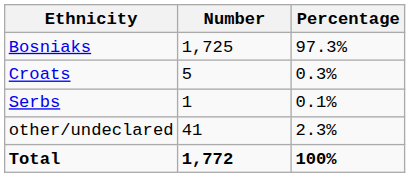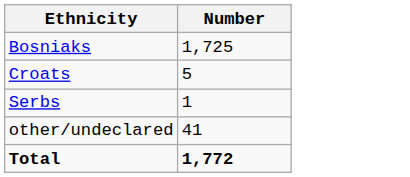- column: (348, 19)
